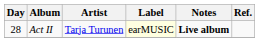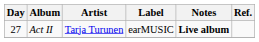(16, 29) 28 -> (16, 29) 27
(151, 29) lightyellow background -> (151, 29) no background
